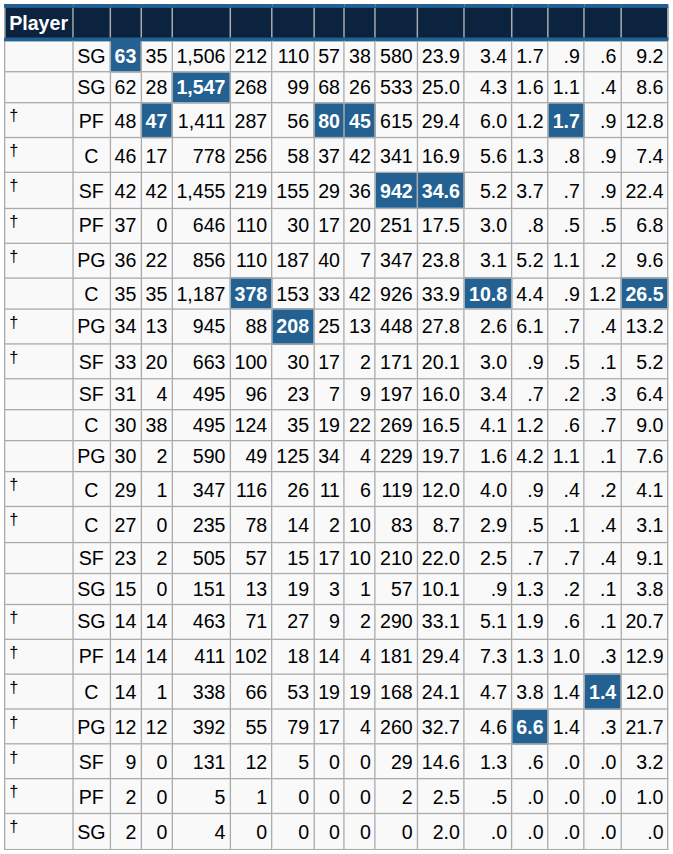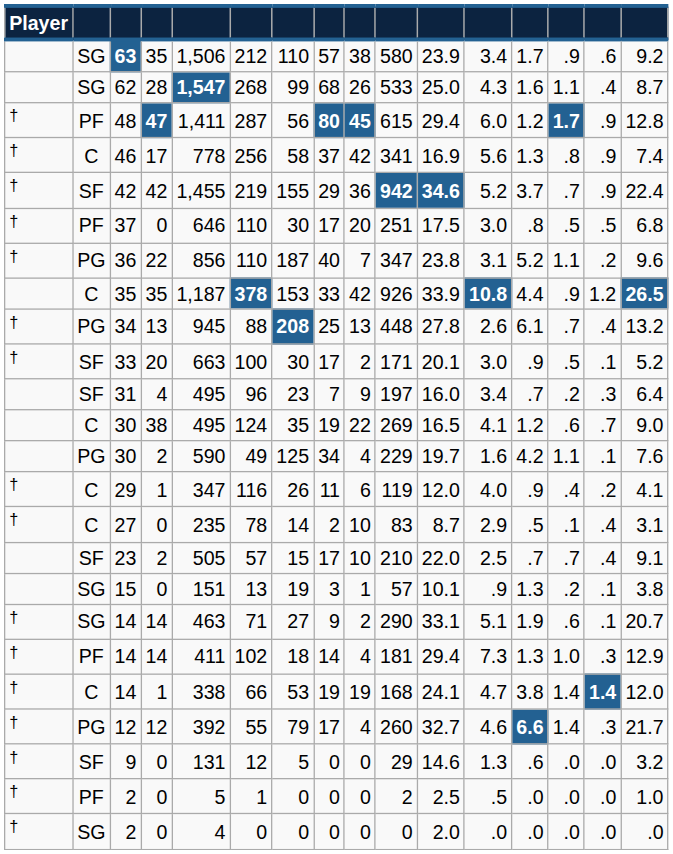(650, 88) 8.6 -> (650, 88) 8.7
